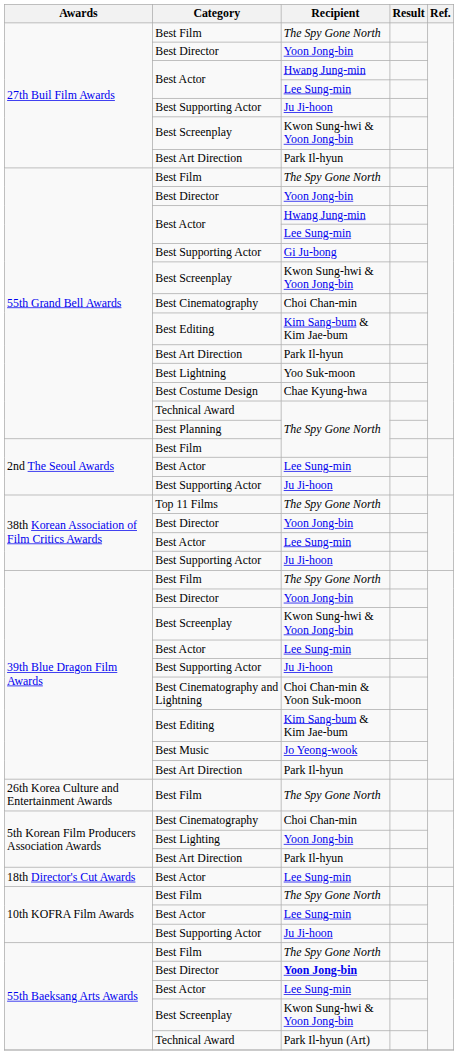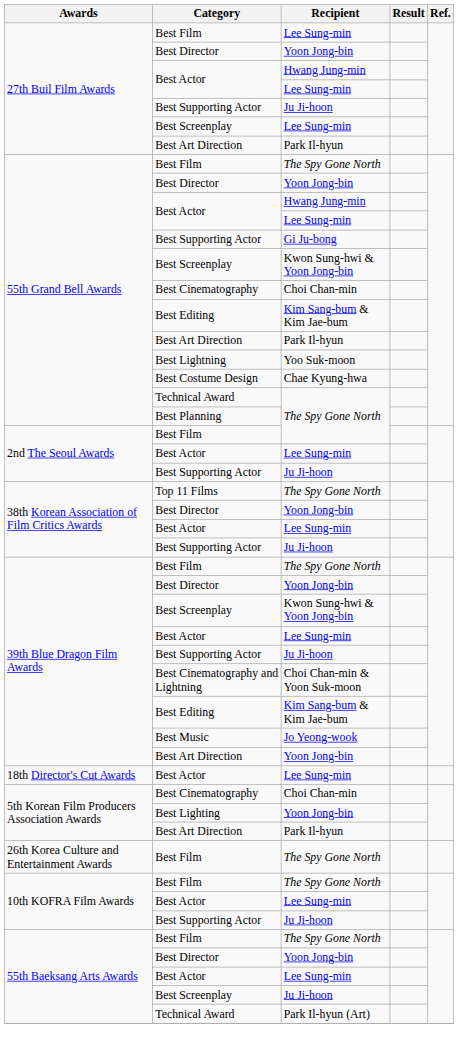(332, 32) The Spy Gone North -> (317, 32) Lee Sung-min
(329, 133) Kwon Sung-hwi & Yoon Jong-bin -> (317, 126) Lee Sung-min
(313, 769) Park Il-hyun -> (318, 756) Yoon Jong-bin
rows swapped: (63, 795) <-> (71, 877)
(320, 970) bold -> (318, 957) normal
(329, 1015) Kwon Sung-hwi & Yoon Jong-bin -> (308, 995) Ju Ji-hoon
